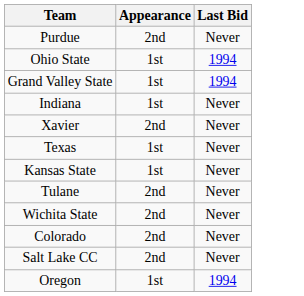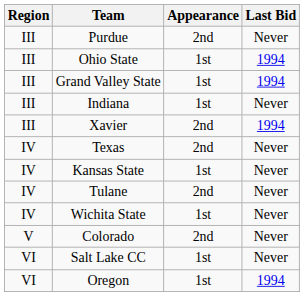+ column: (29, 15)
(223, 125) Never -> (271, 125) 1994
(155, 147) 1st -> (203, 147) 2nd
(155, 214) 2nd -> (203, 214) 1st
(155, 258) 2nd -> (203, 258) 1st
